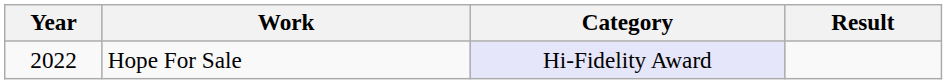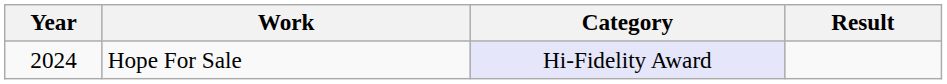(54, 59) 2022 -> (54, 59) 2024
